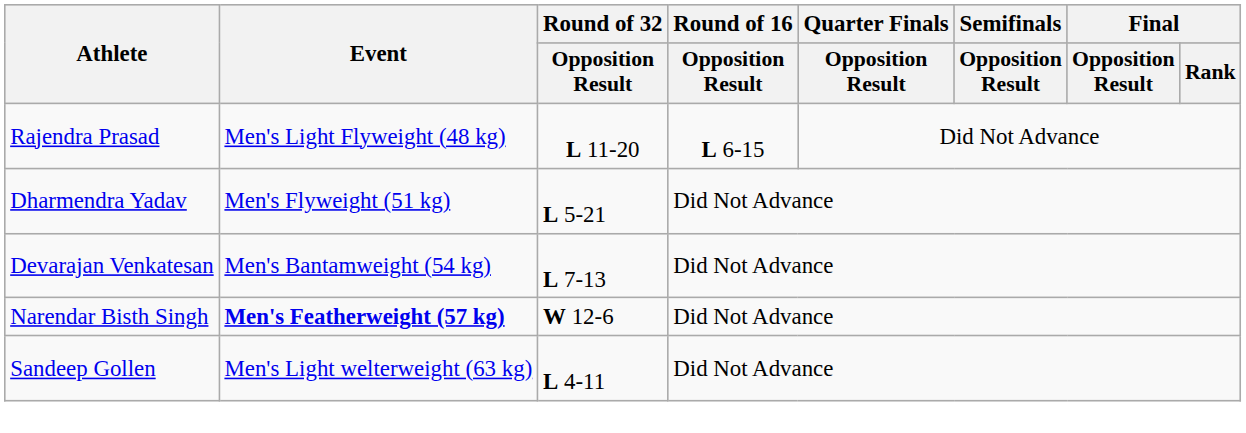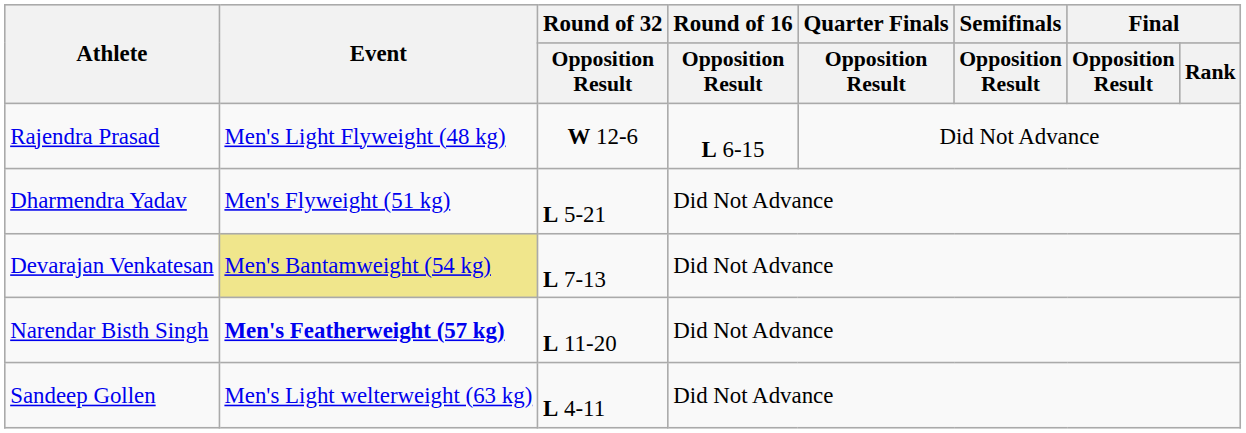(603, 149) L 11-20 -> (603, 136) W 12-6
(358, 265) no background -> (358, 265) khaki background
(578, 317) W 12-6 -> (580, 344) L 11-20
